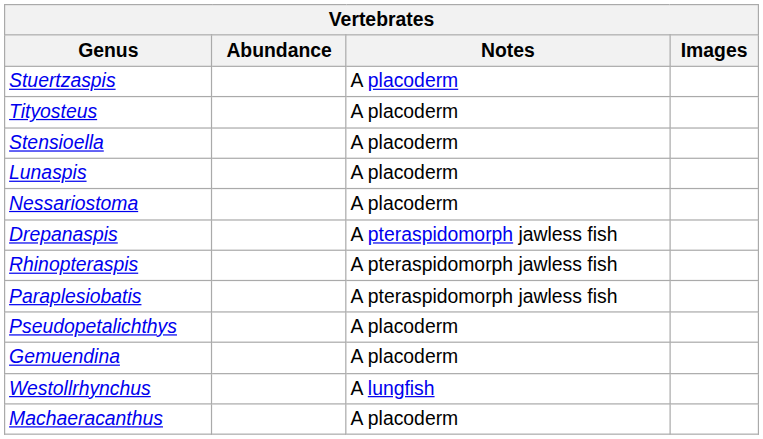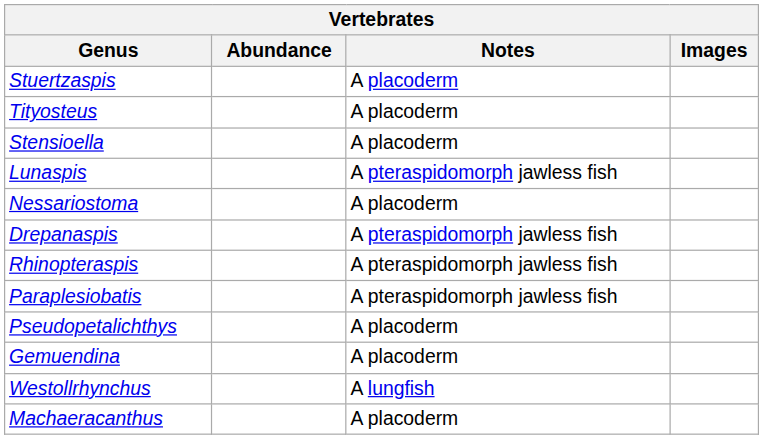(404, 173) A placoderm -> (484, 173) A pteraspidomorph jawless fish
